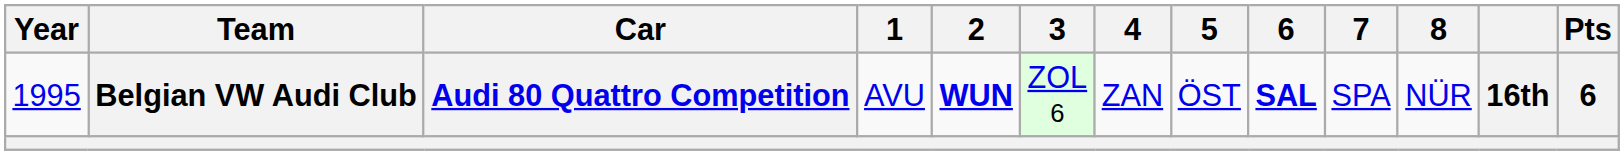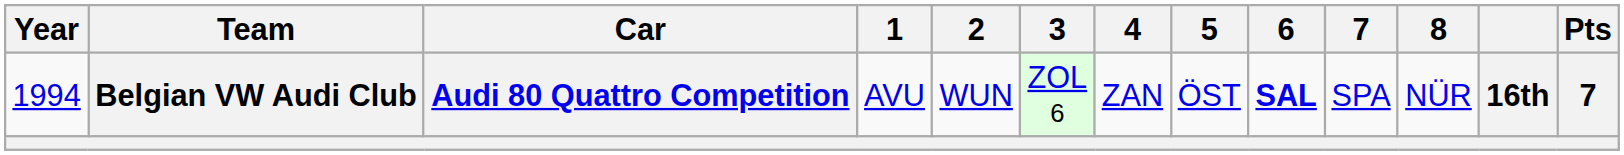(47, 94) 1995 -> (47, 94) 1994
(976, 94) bold -> (976, 94) normal
(1588, 94) 6 -> (1588, 94) 7
